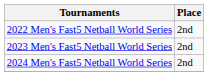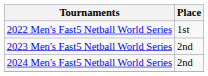(185, 29) 2nd -> (183, 29) 1st
